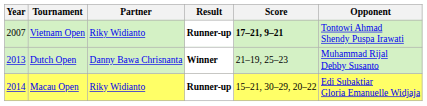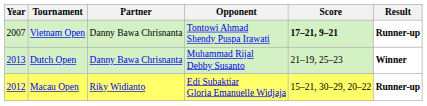columns swapped: (371, 12) <-> (209, 12)
(117, 34) Riky Widianto -> (136, 34) Danny Bawa Chrisnanta
(16, 87) 2014 -> (16, 87) 2012
